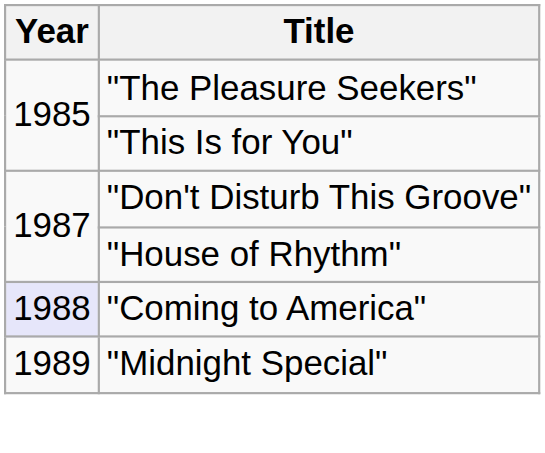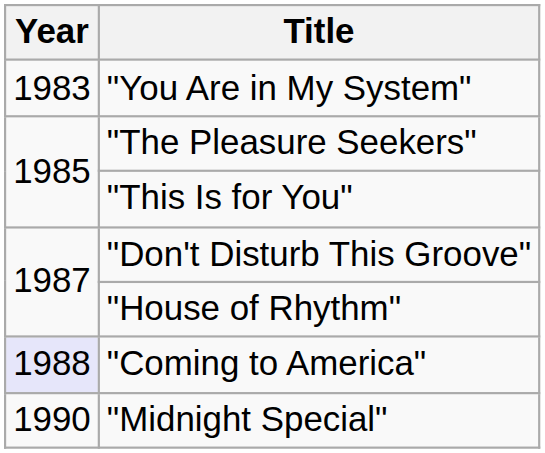+ row: (289, 87)
(52, 364) 1989 -> (52, 419) 1990
